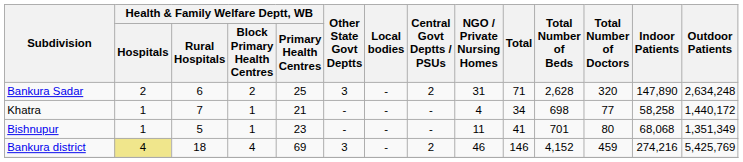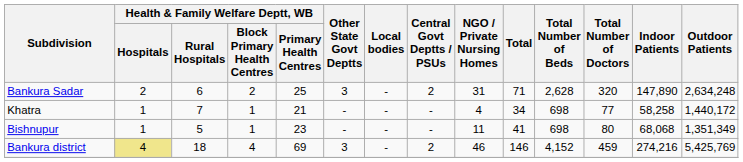(559, 129) 701 -> (559, 129) 698
